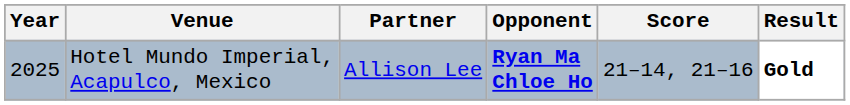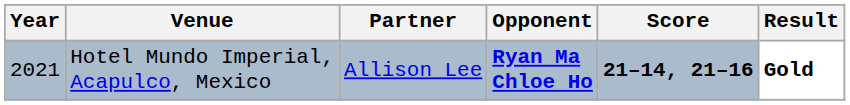(35, 70) 2025 -> (35, 70) 2021
(678, 70) normal -> (678, 70) bold
